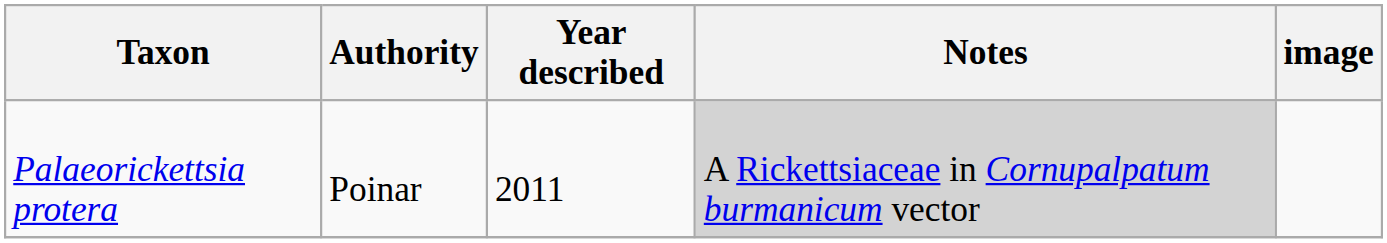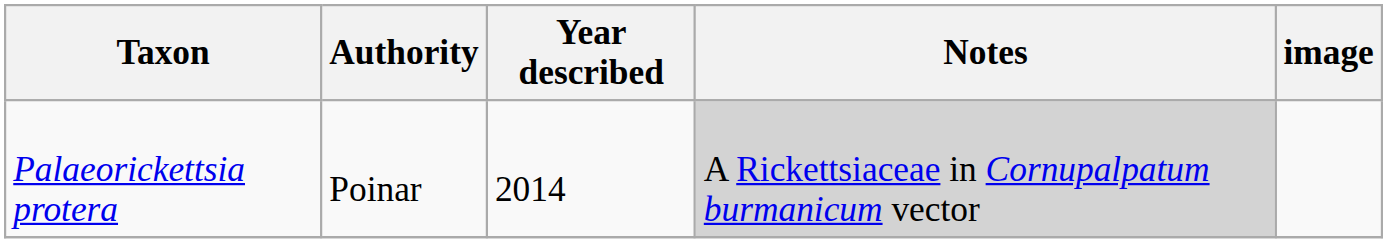(530, 188) 2011 -> (530, 188) 2014
